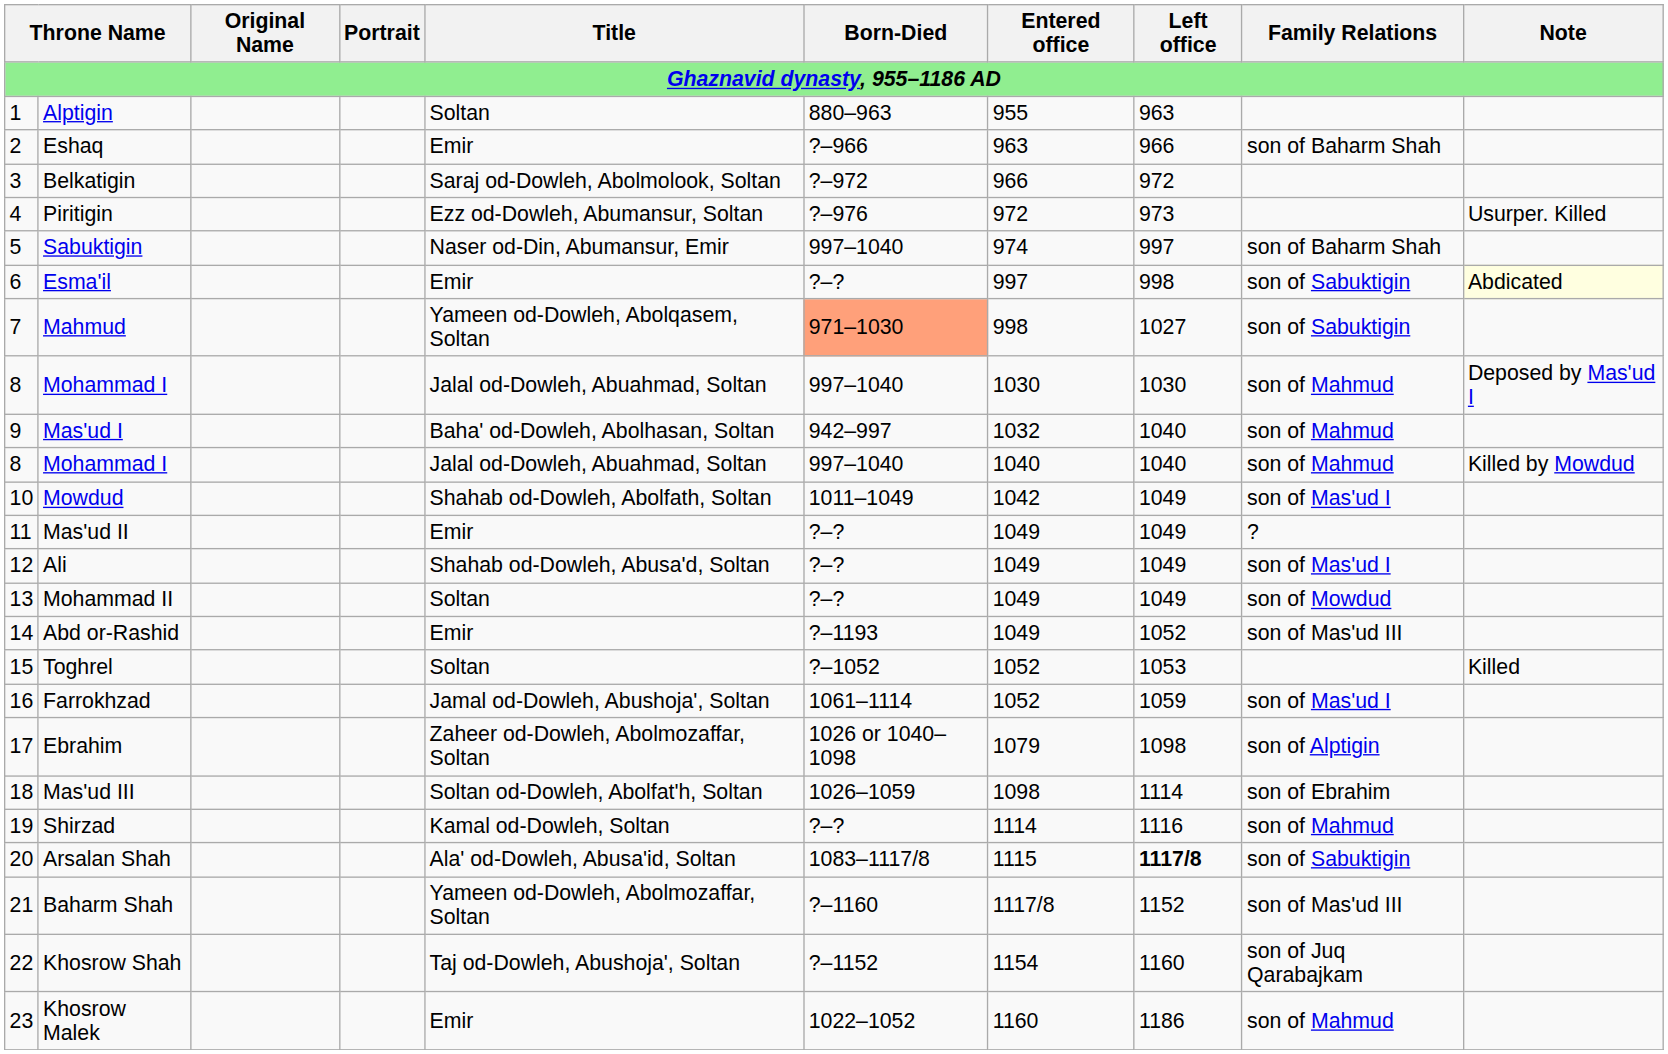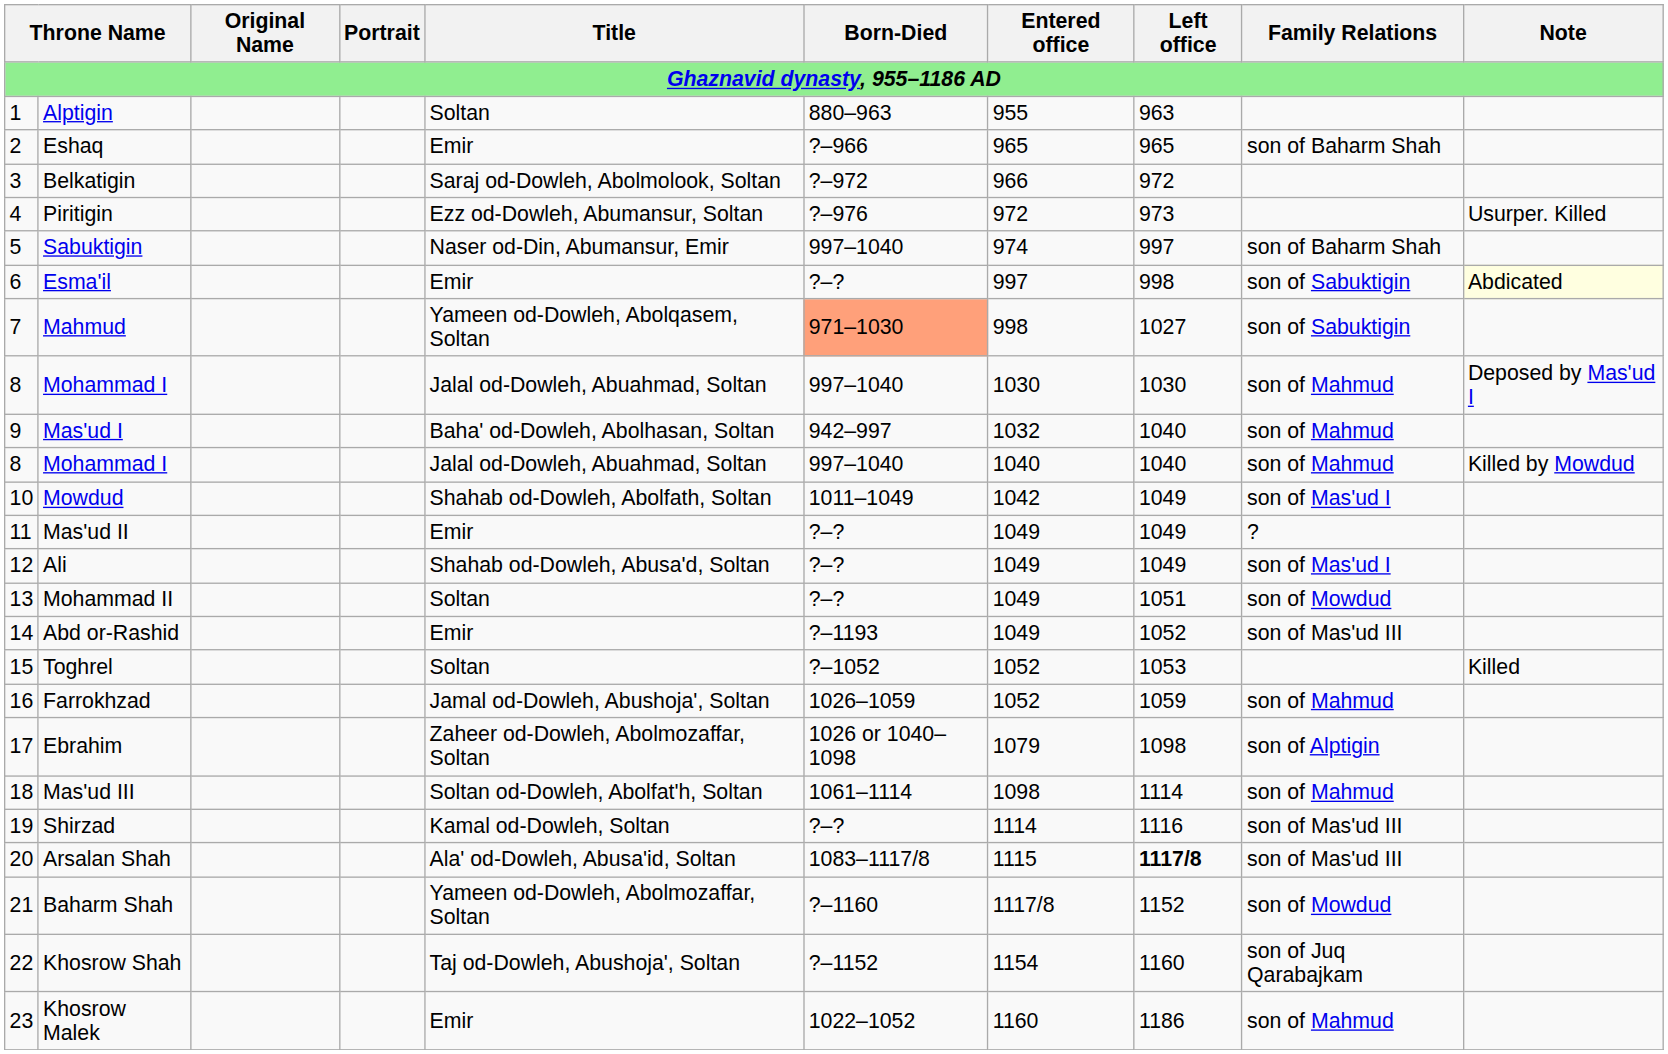(1010, 146) 963 -> (1010, 146) 965
(1157, 146) 966 -> (1157, 146) 965
(1163, 599) 1049 -> (1163, 599) 1051
(860, 700) 1061–1114 -> (862, 700) 1026–1059
(1319, 700) son of Mas'ud I -> (1320, 700) son of Mahmud
(862, 792) 1026–1059 -> (860, 792) 1061–1114
(1319, 792) son of Ebrahim -> (1320, 792) son of Mahmud
(1320, 825) son of Mahmud -> (1325, 825) son of Mas'ud III
(1329, 859) son of Sabuktigin -> (1325, 859) son of Mas'ud III
(1325, 905) son of Mas'ud III -> (1319, 905) son of Mowdud
